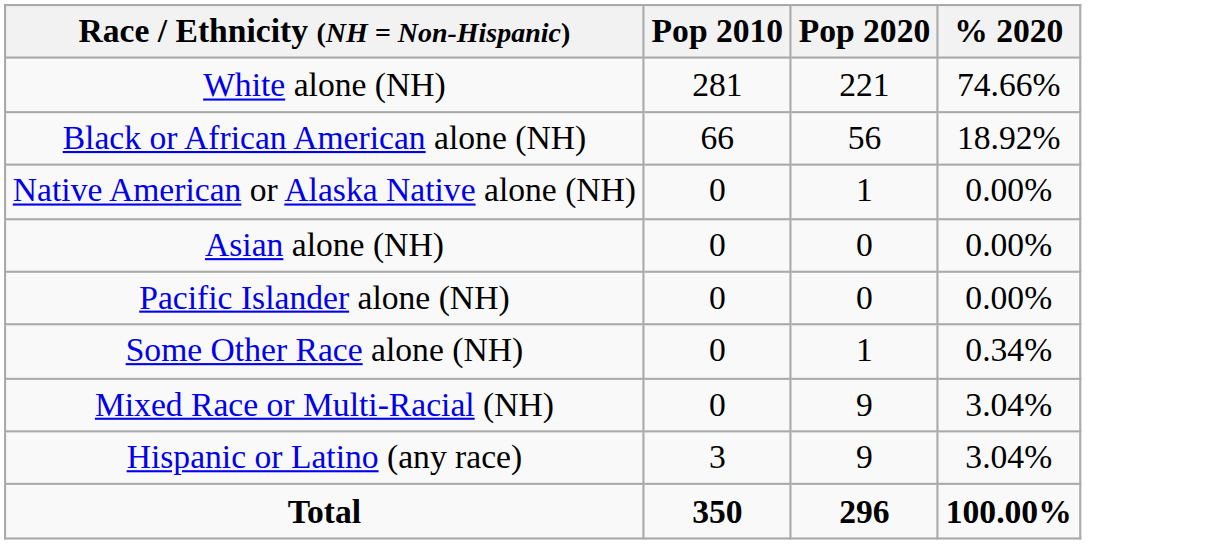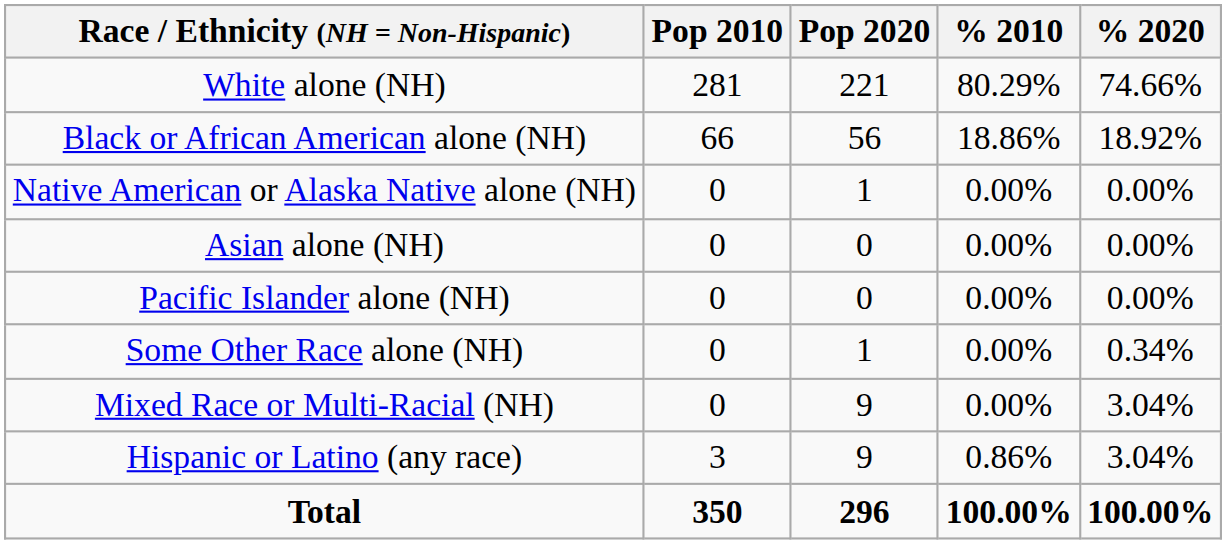+ column: (1009, 31)
